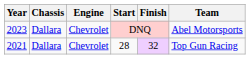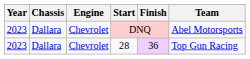(17, 46) 2021 -> (17, 46) 2023
(153, 46) 32 -> (153, 46) 36
